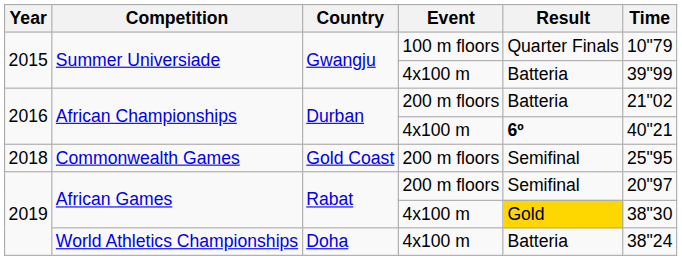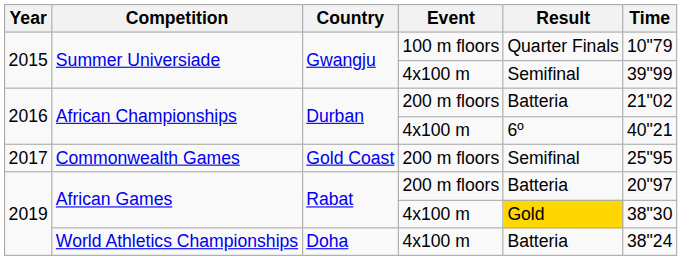(538, 74) Batteria -> (544, 74) Semifinal
(516, 130) bold -> (516, 130) normal
(28, 158) 2018 -> (28, 158) 2017
(544, 185) Semifinal -> (538, 185) Batteria
